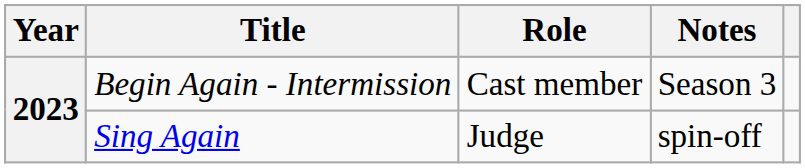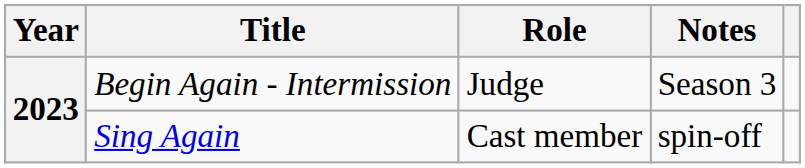(555, 83) Cast member -> (505, 83) Judge
(505, 135) Judge -> (555, 135) Cast member
